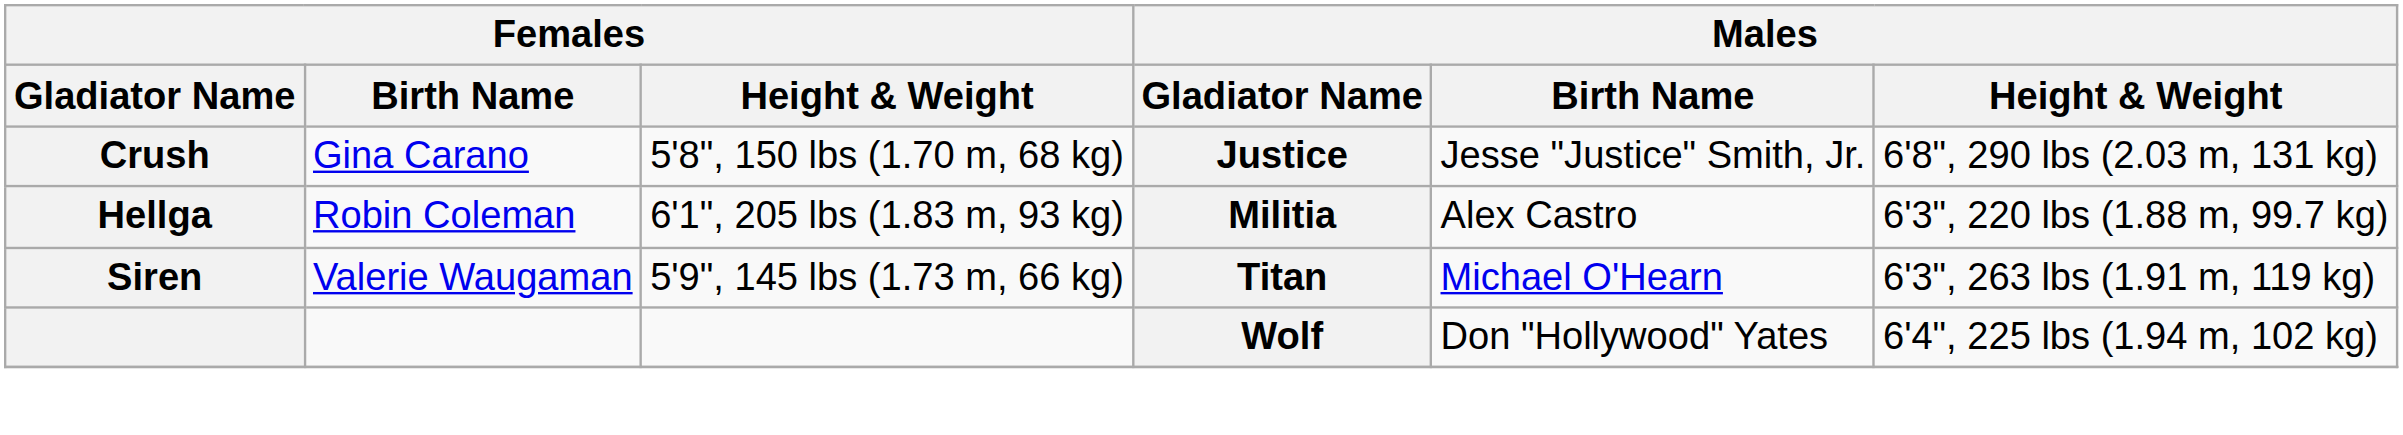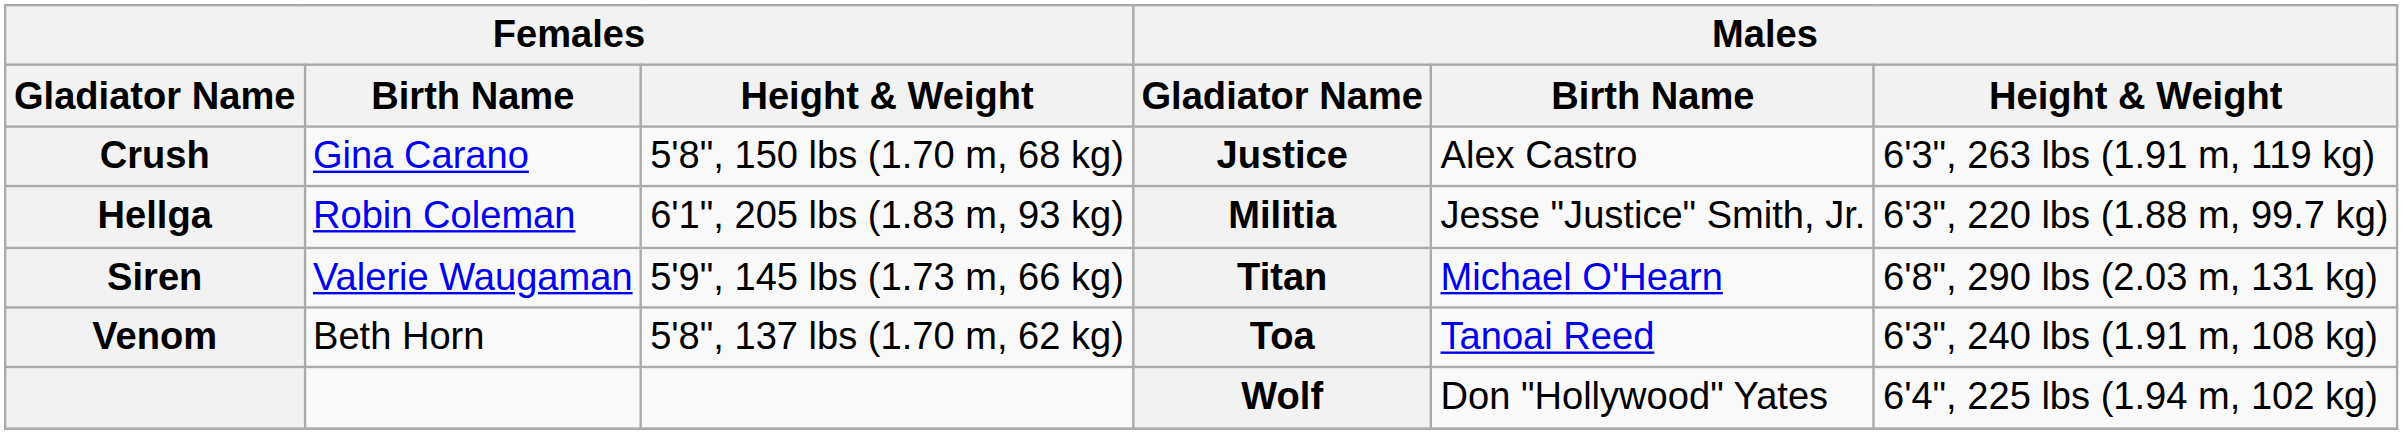(1653, 155) Jesse "Justice" Smith, Jr. -> (1539, 155) Alex Castro
(2130, 155) 6'8", 290 lbs (2.03 m, 131 kg) -> (2129, 155) 6'3", 263 lbs (1.91 m, 119 kg)
(1539, 215) Alex Castro -> (1653, 215) Jesse "Justice" Smith, Jr.
(2129, 276) 6'3", 263 lbs (1.91 m, 119 kg) -> (2130, 276) 6'8", 290 lbs (2.03 m, 131 kg)
+ row: (155, 336)
